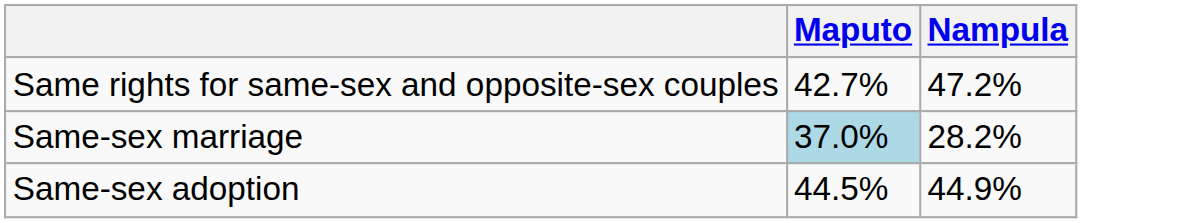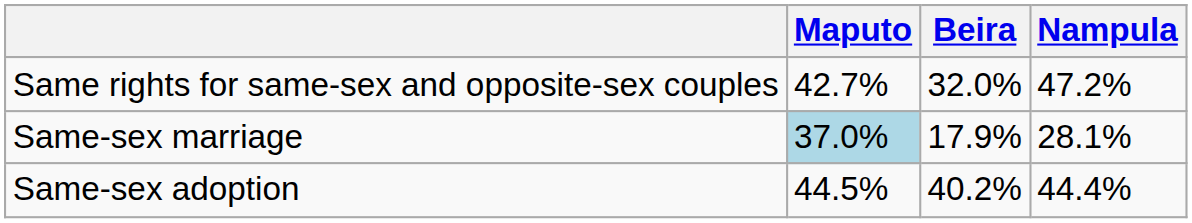+ column: (975, 30)
(975, 136) 28.2% -> (1084, 136) 28.1%
(975, 189) 44.9% -> (1084, 189) 44.4%
